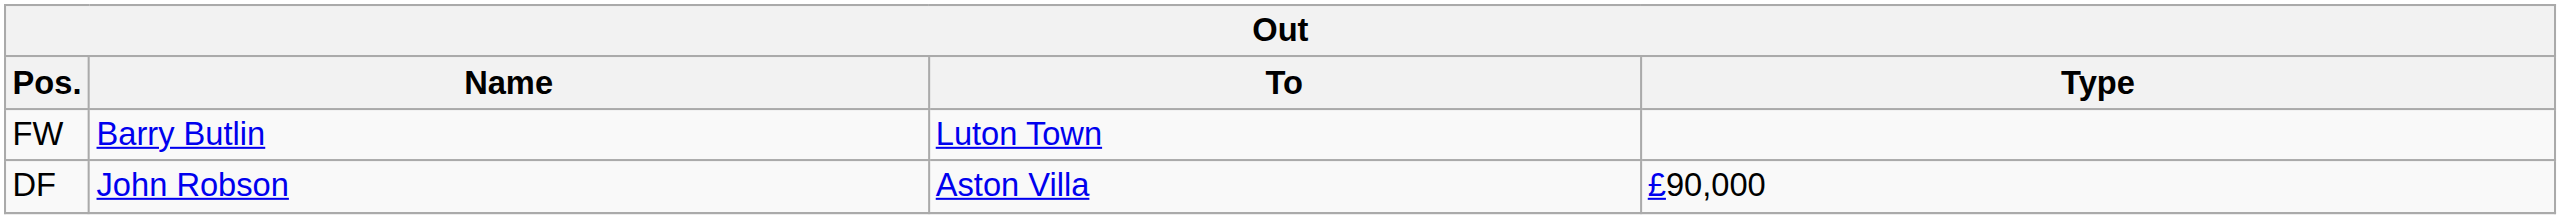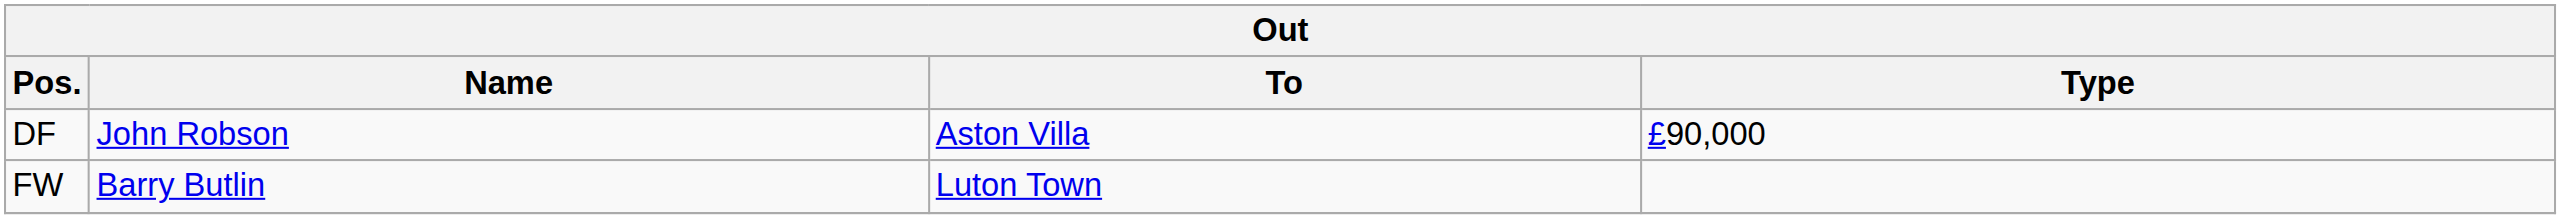rows swapped: (34, 185) <-> (38, 133)
